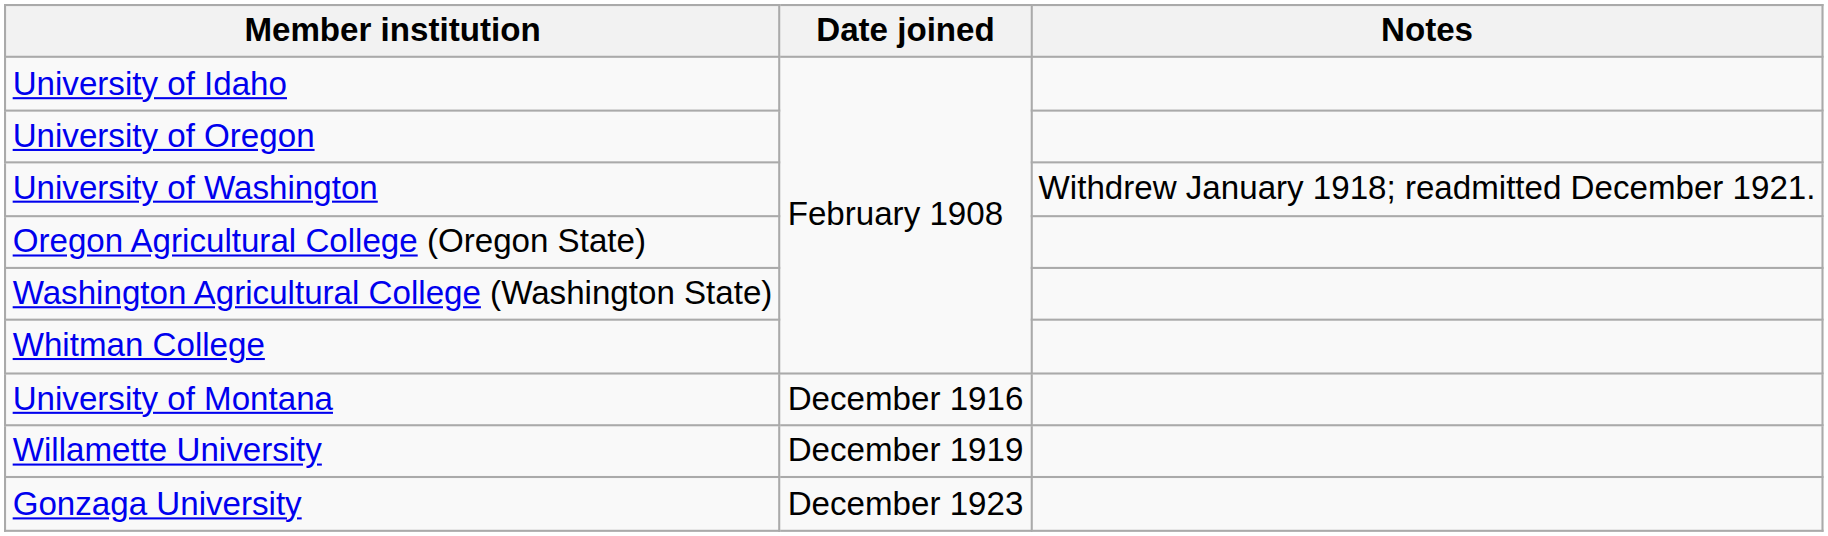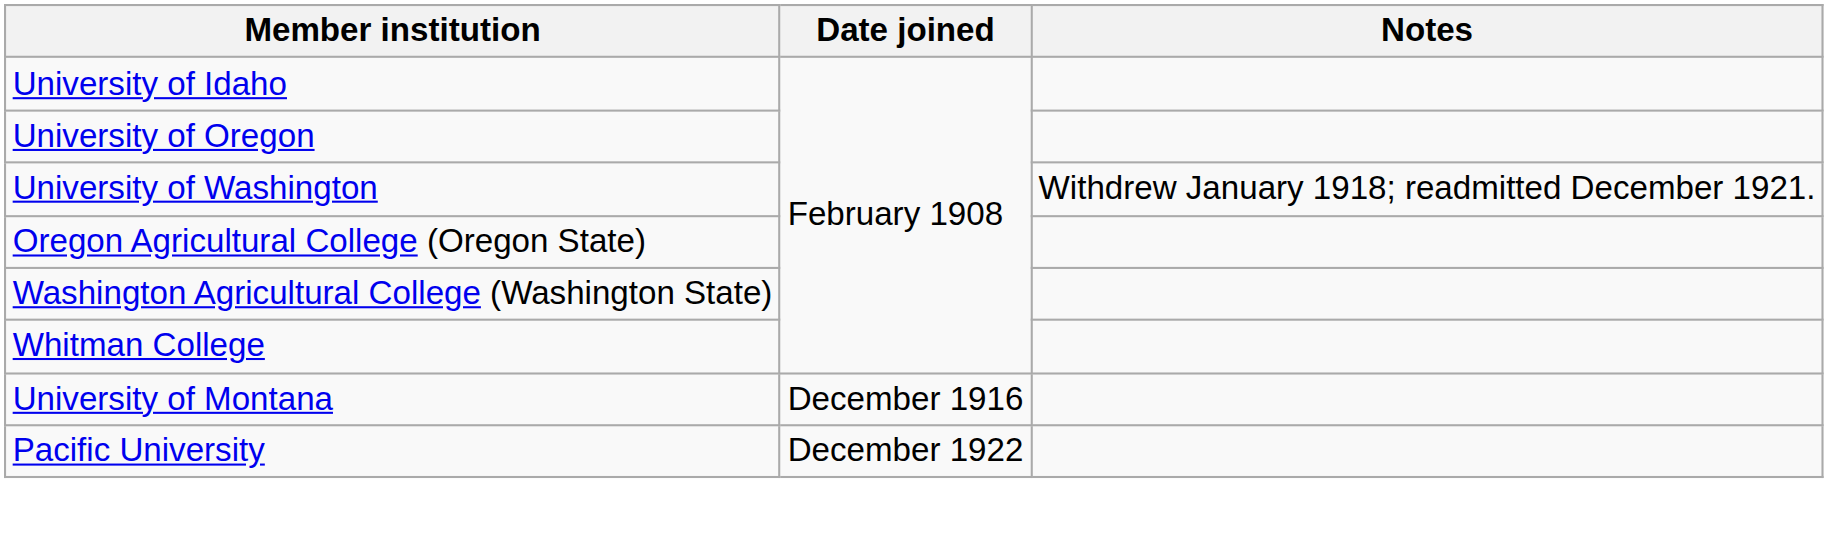- row: (167, 450)
+ row: (139, 450)
- row: (157, 503)
